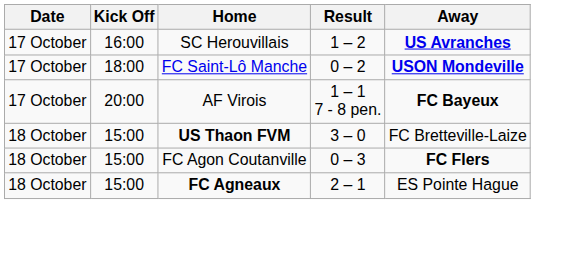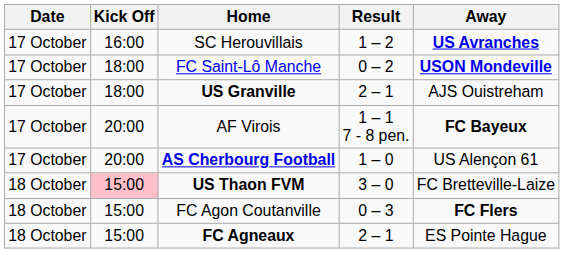+ row: (249, 92)
+ row: (249, 160)
(124, 135) no background -> (124, 185) pink background
